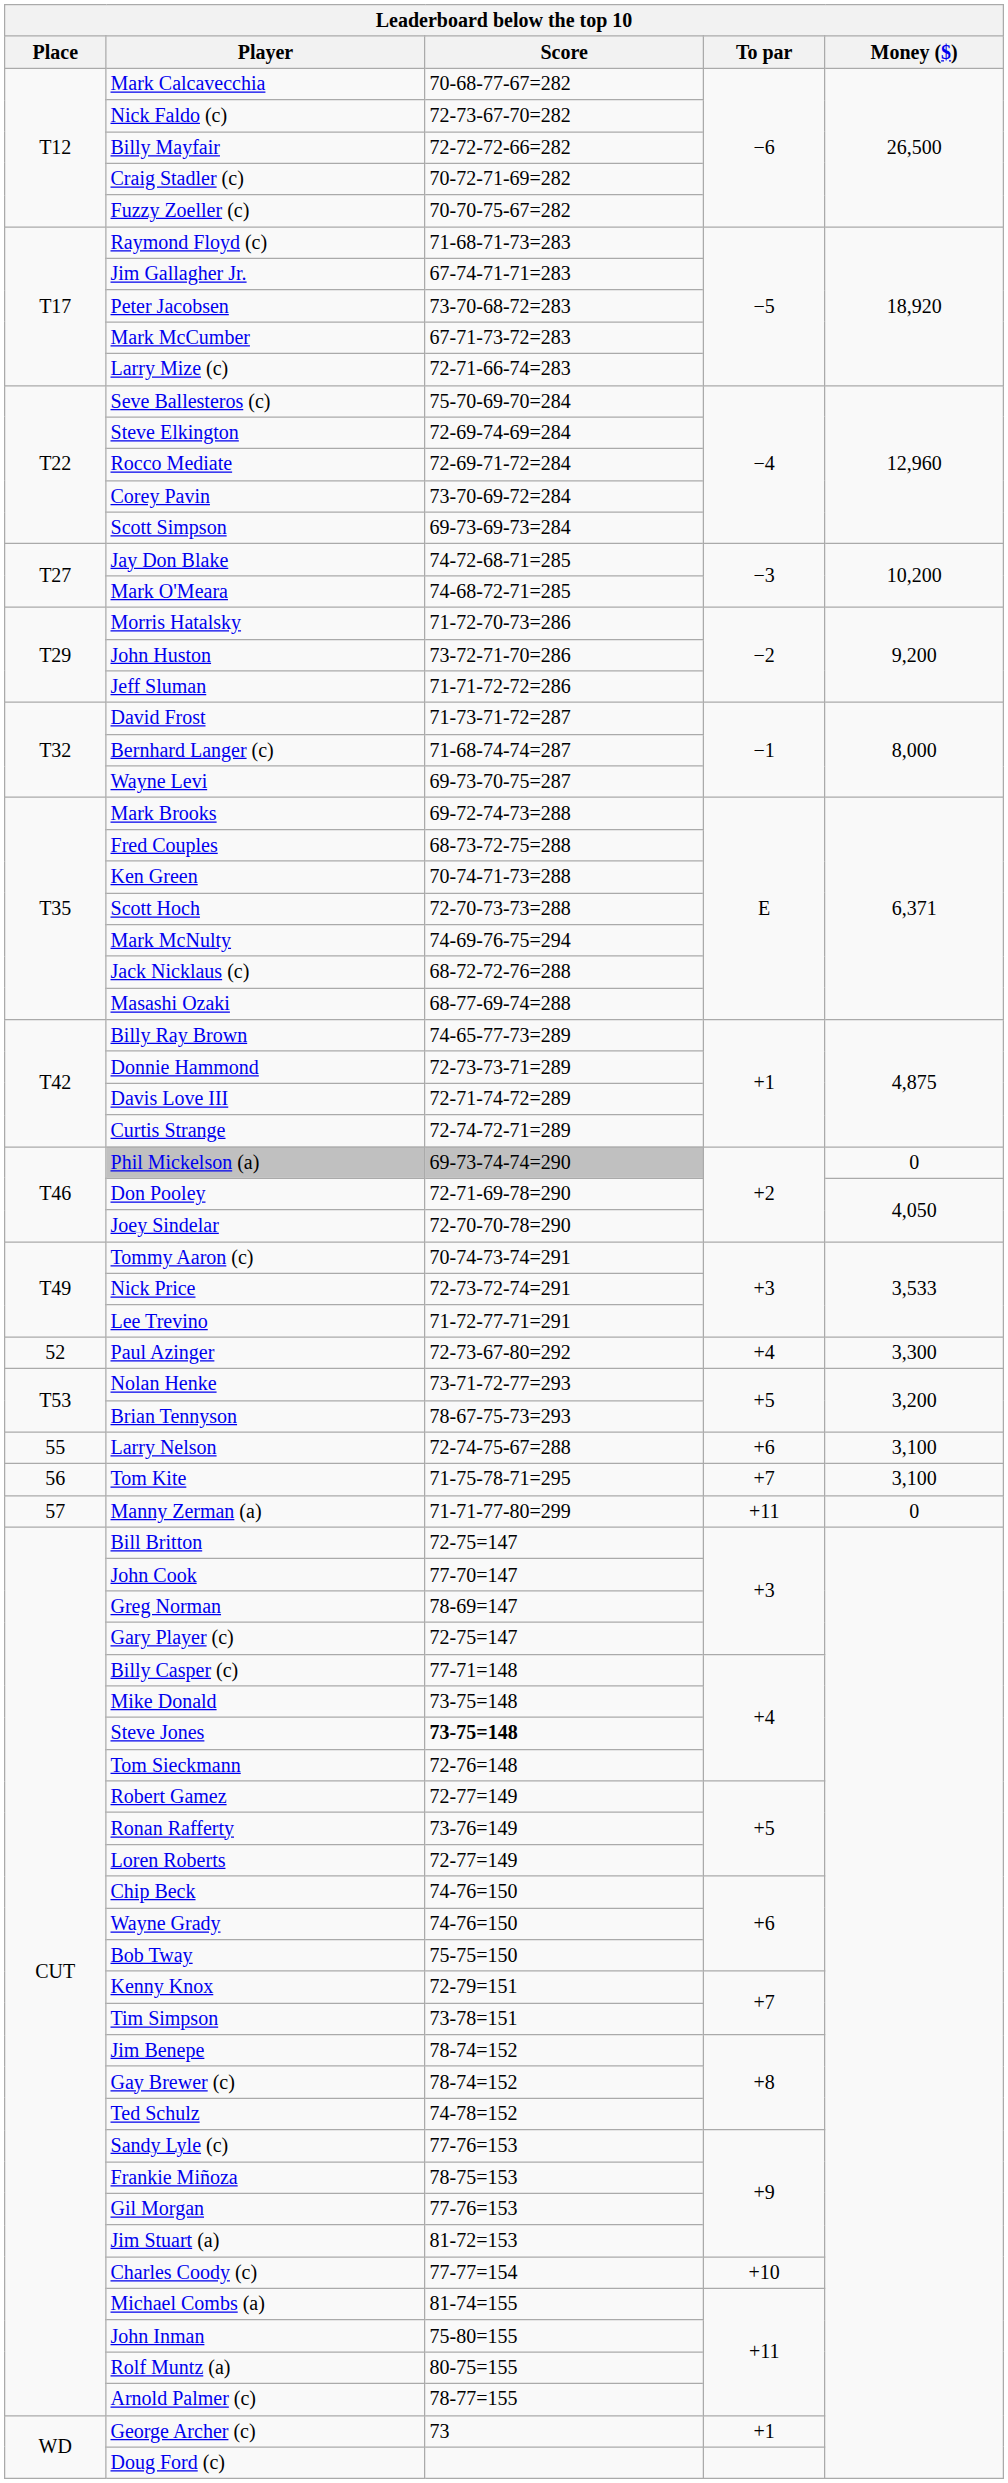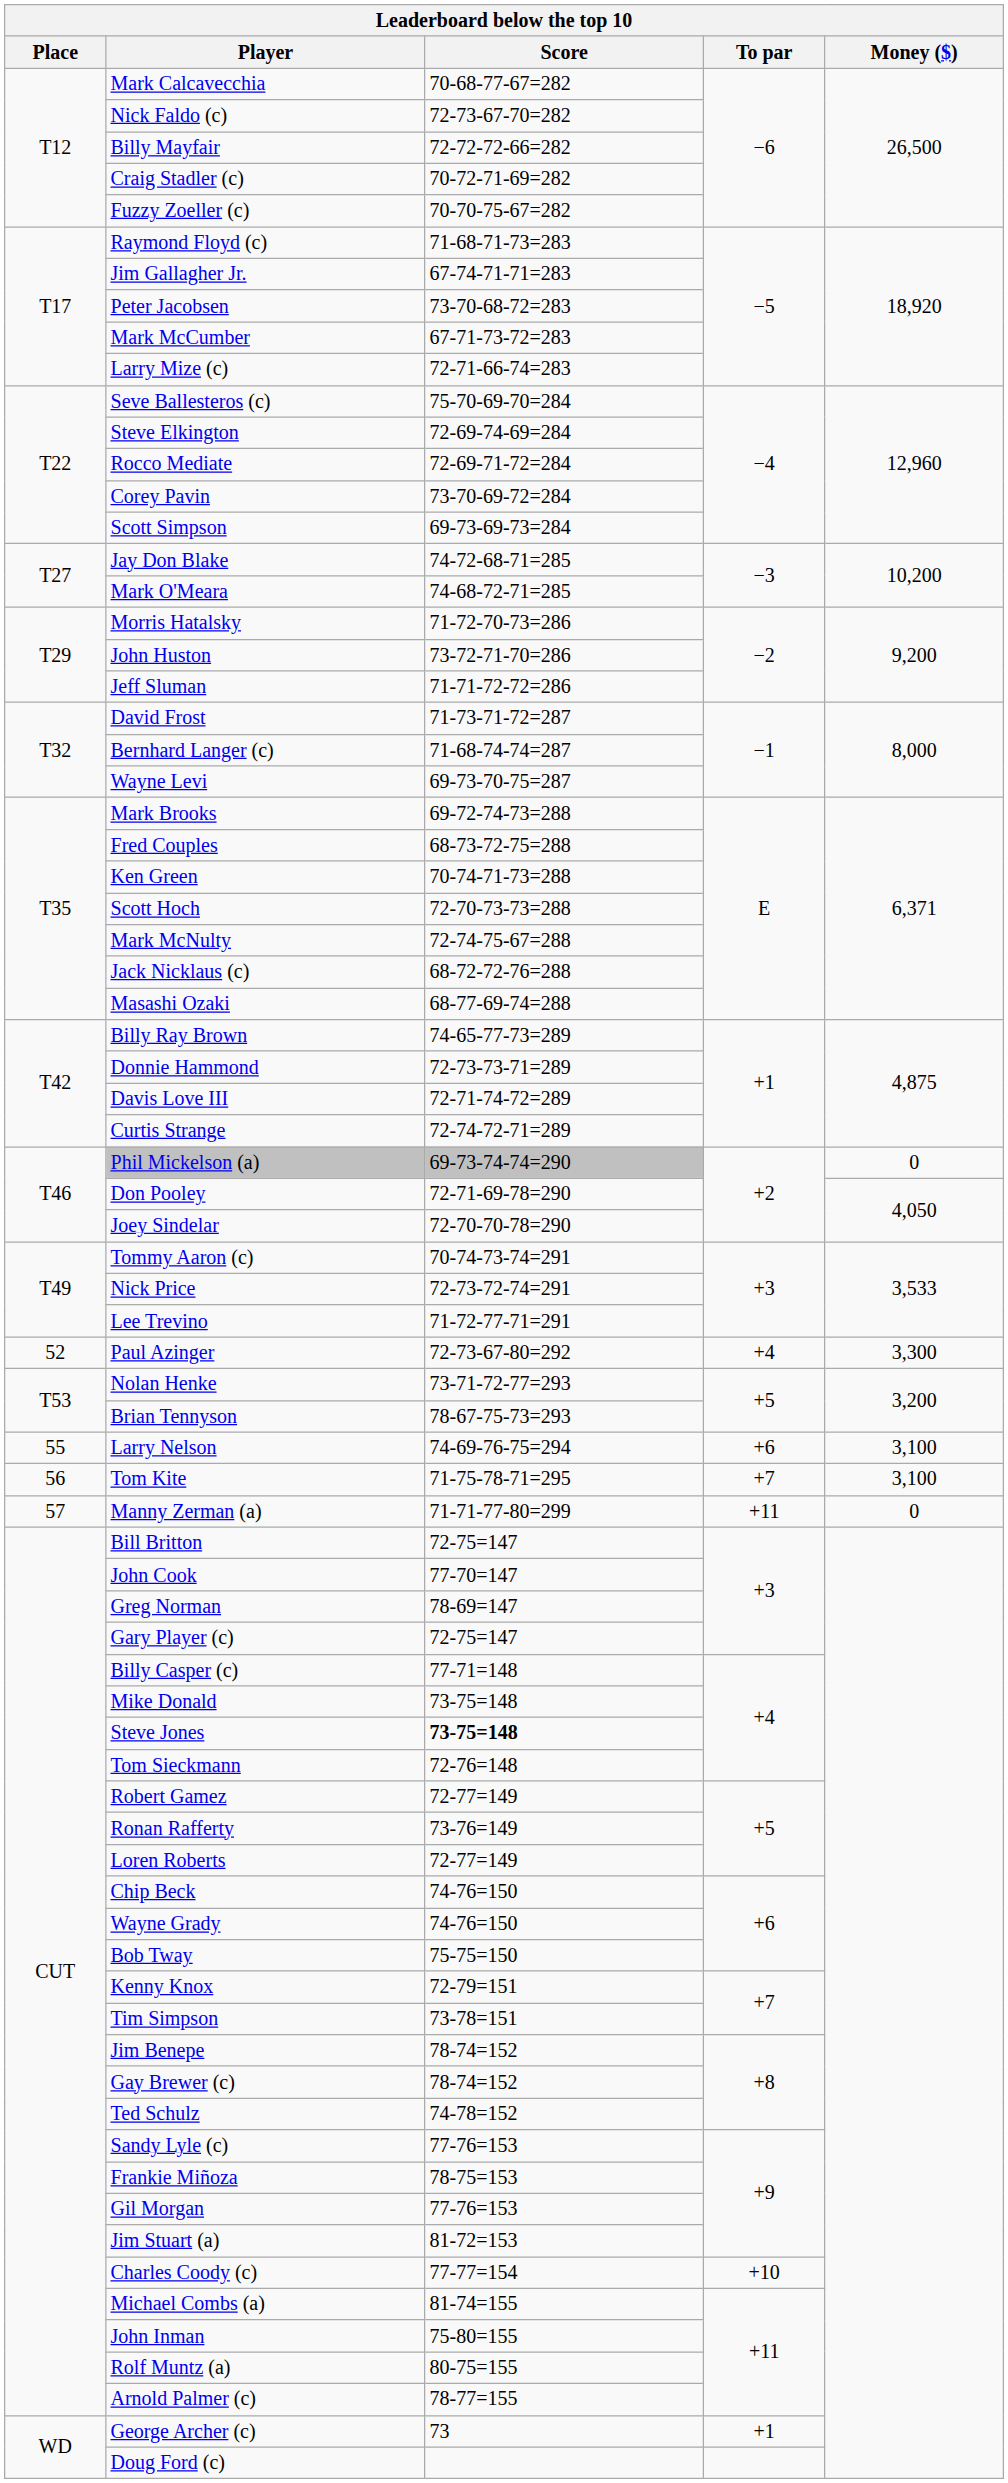(500, 940) 74-69-76-75=294 -> (500, 940) 72-74-75-67=288
(500, 1447) 72-74-75-67=288 -> (500, 1447) 74-69-76-75=294
